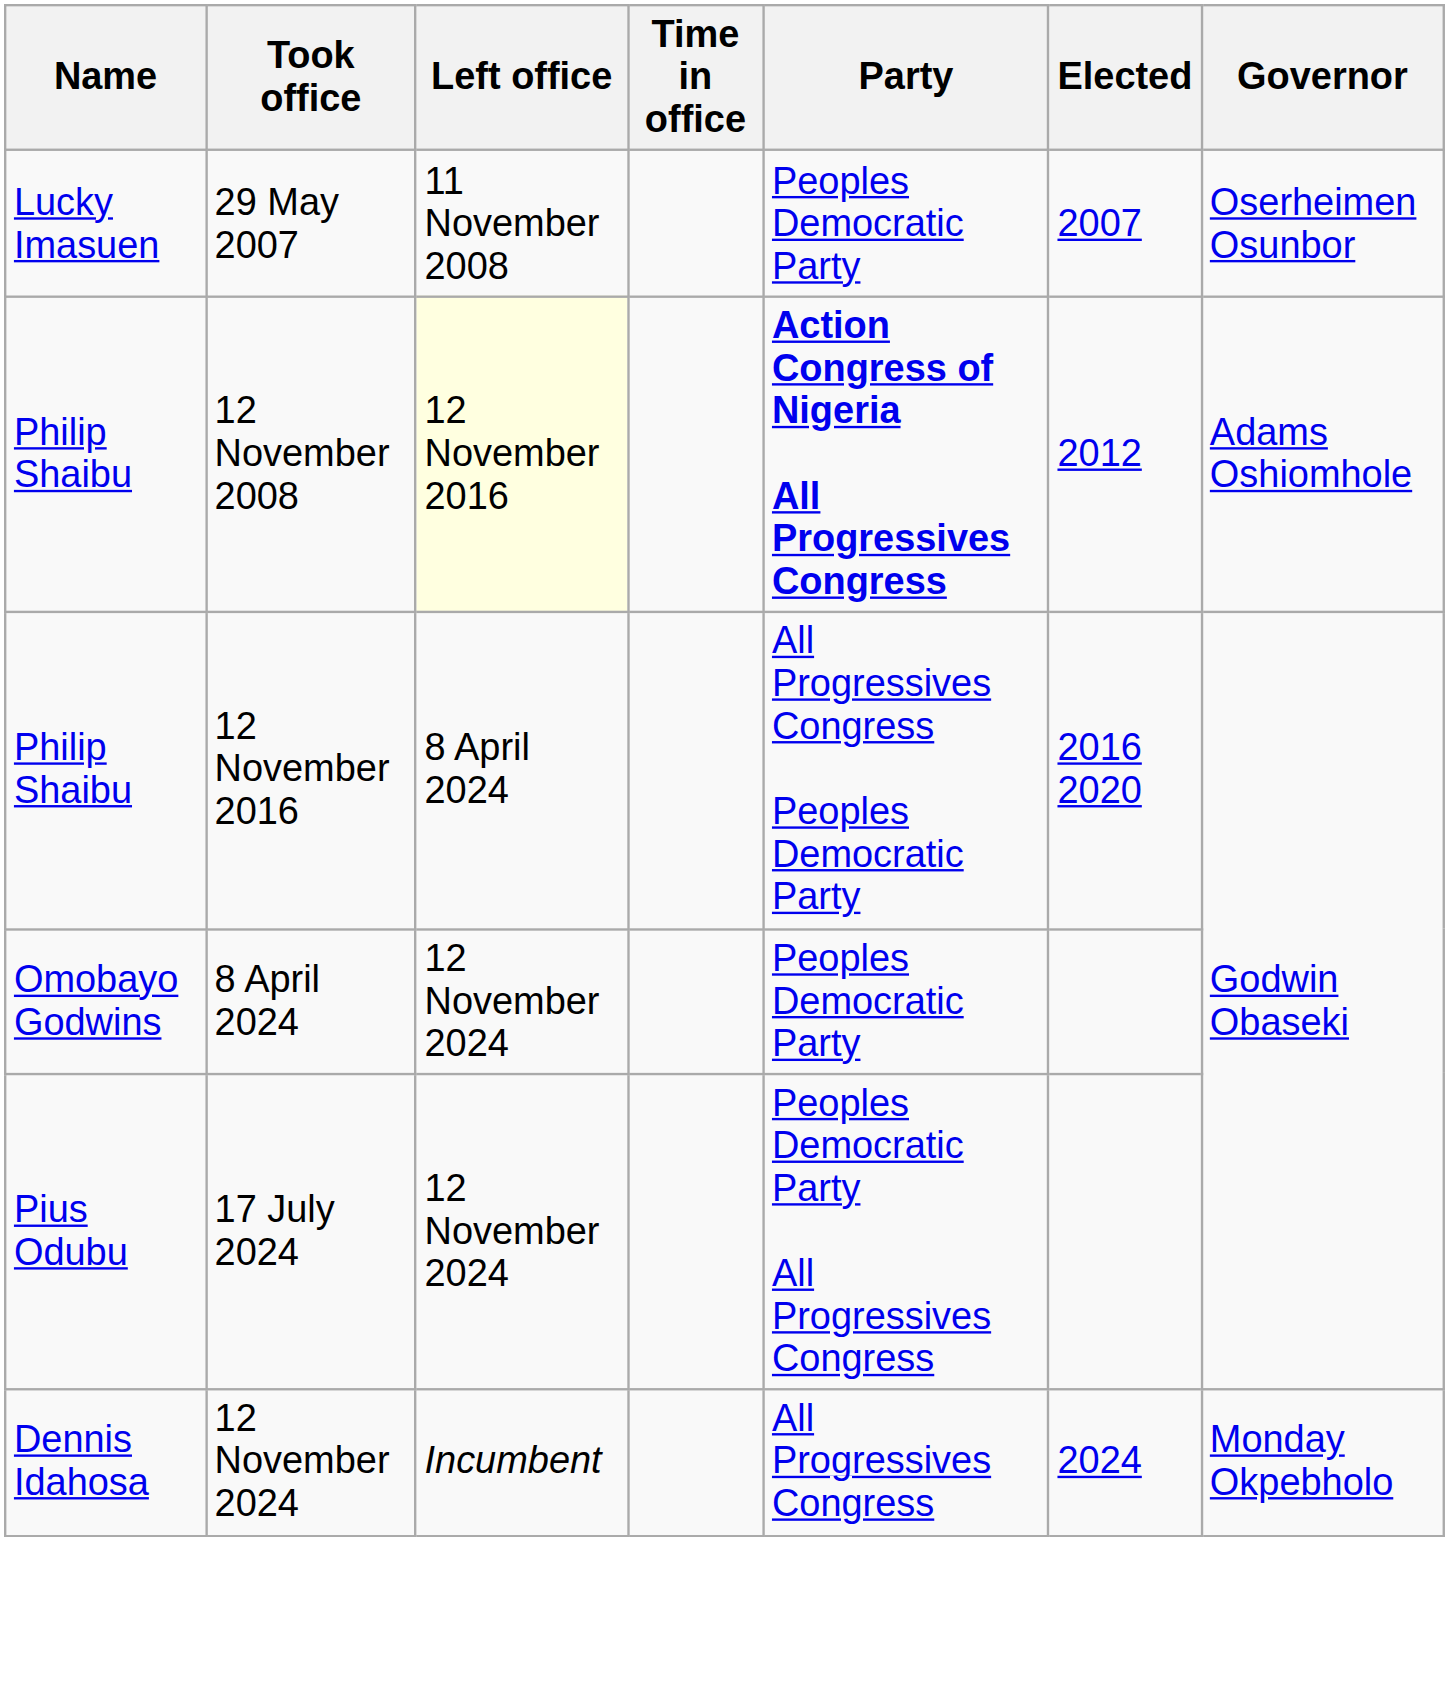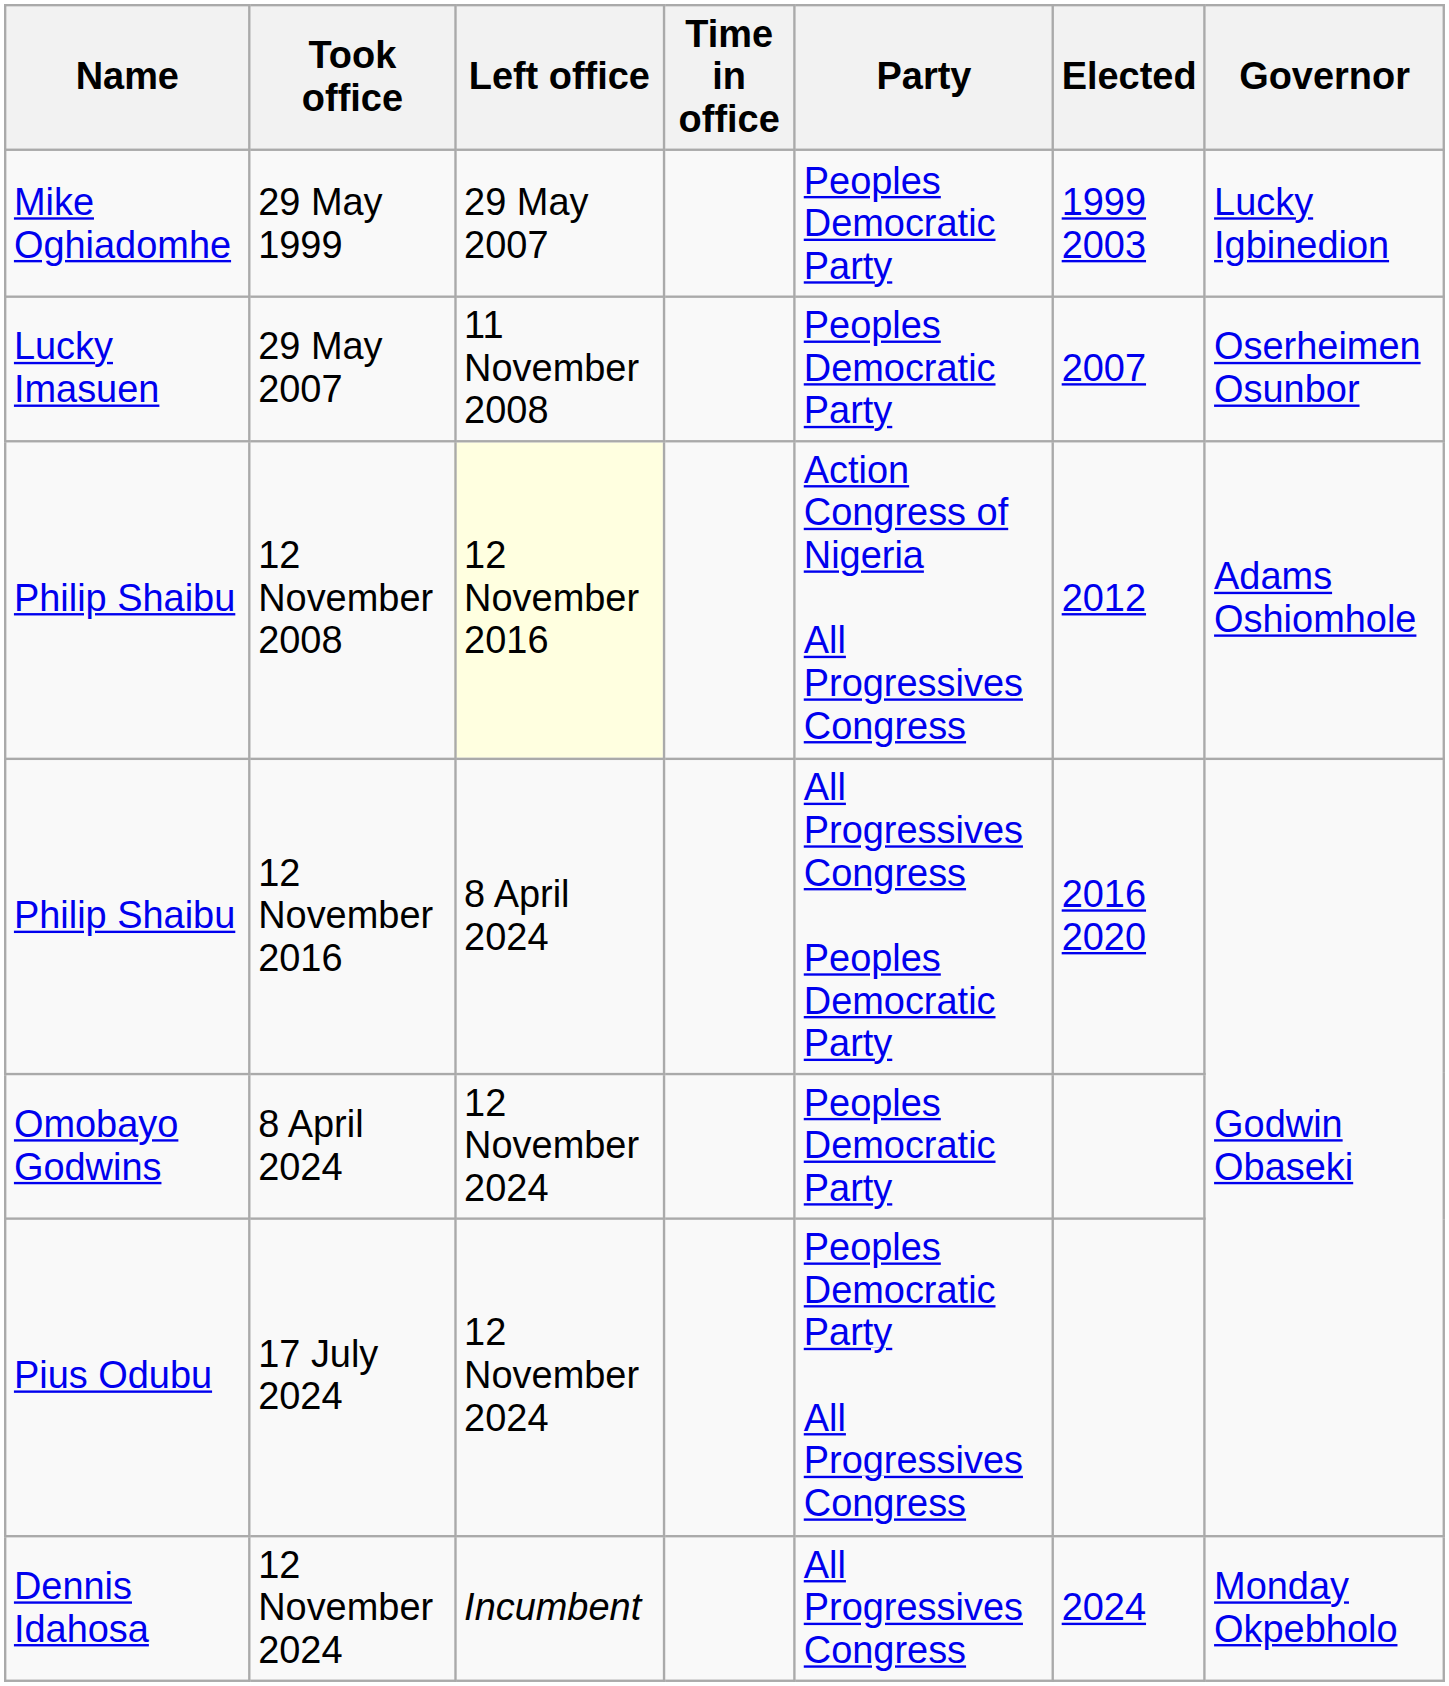+ row: (320, 222)
(891, 453) bold -> (913, 598) normal
